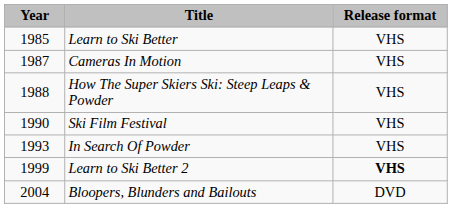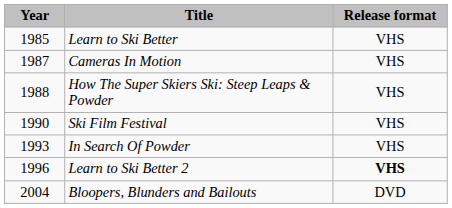(35, 169) 1999 -> (35, 169) 1996
